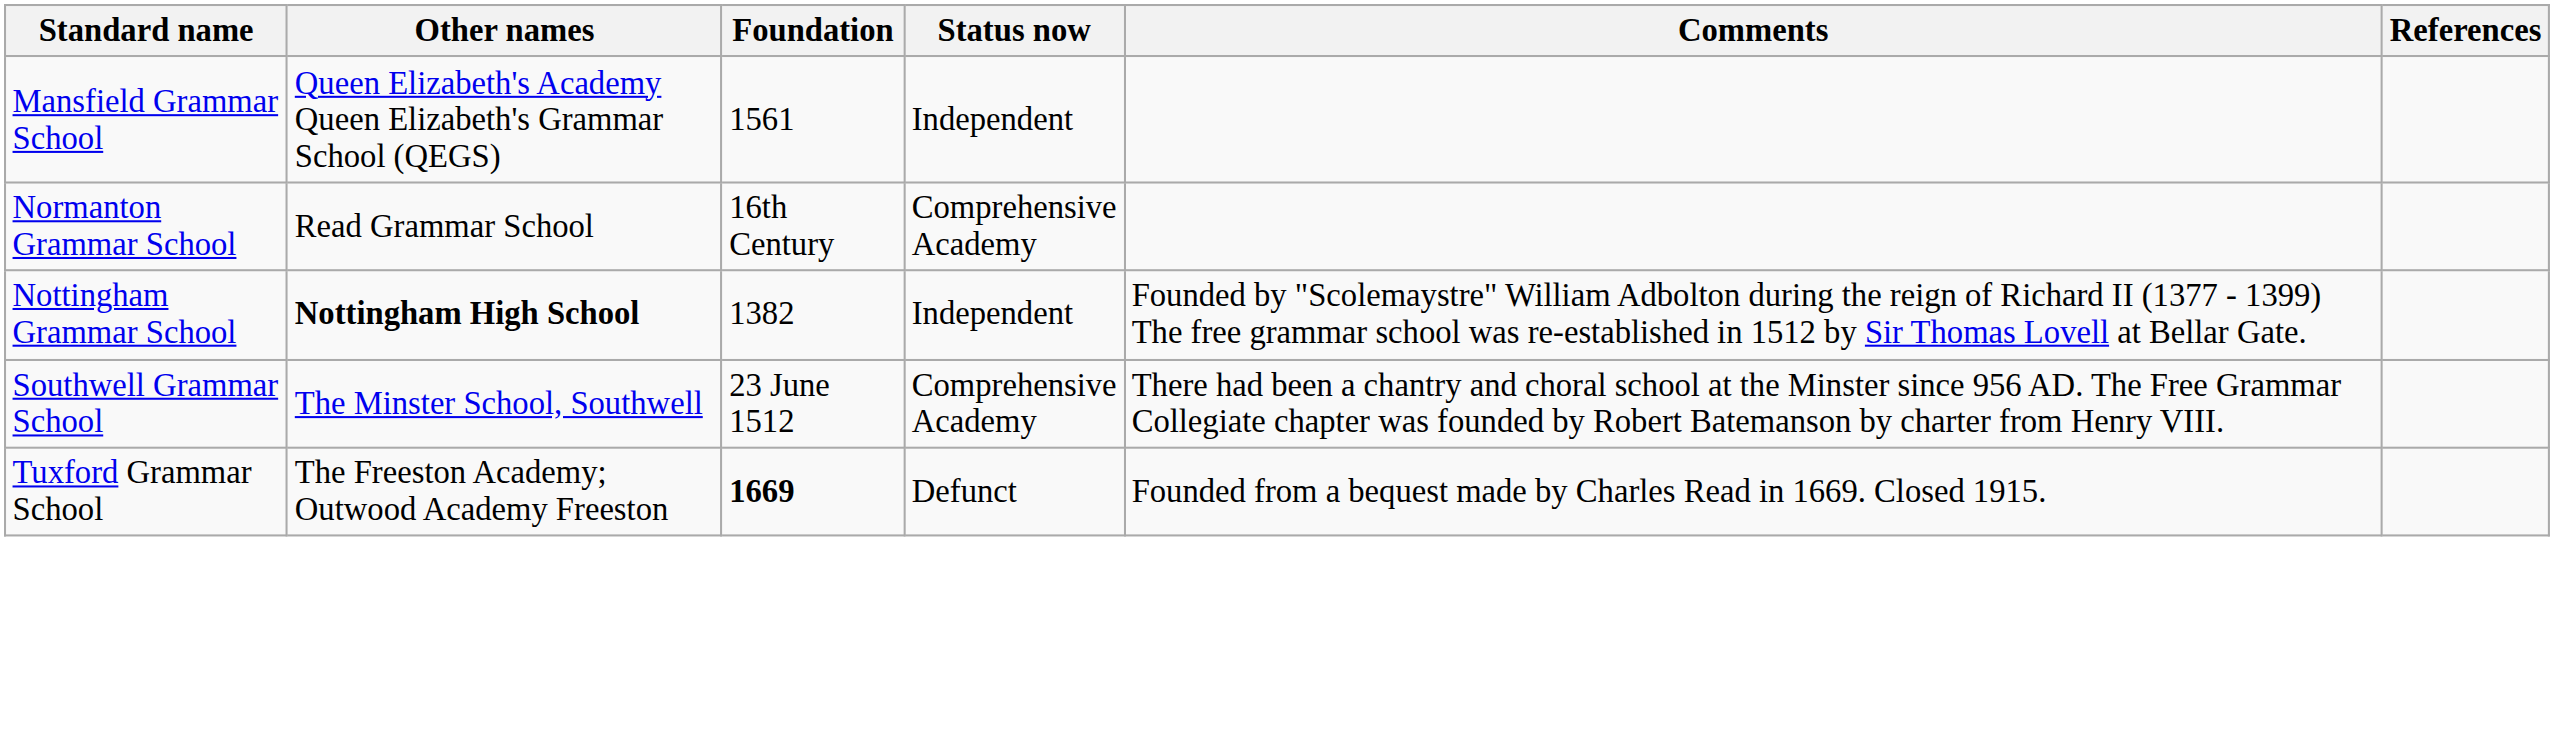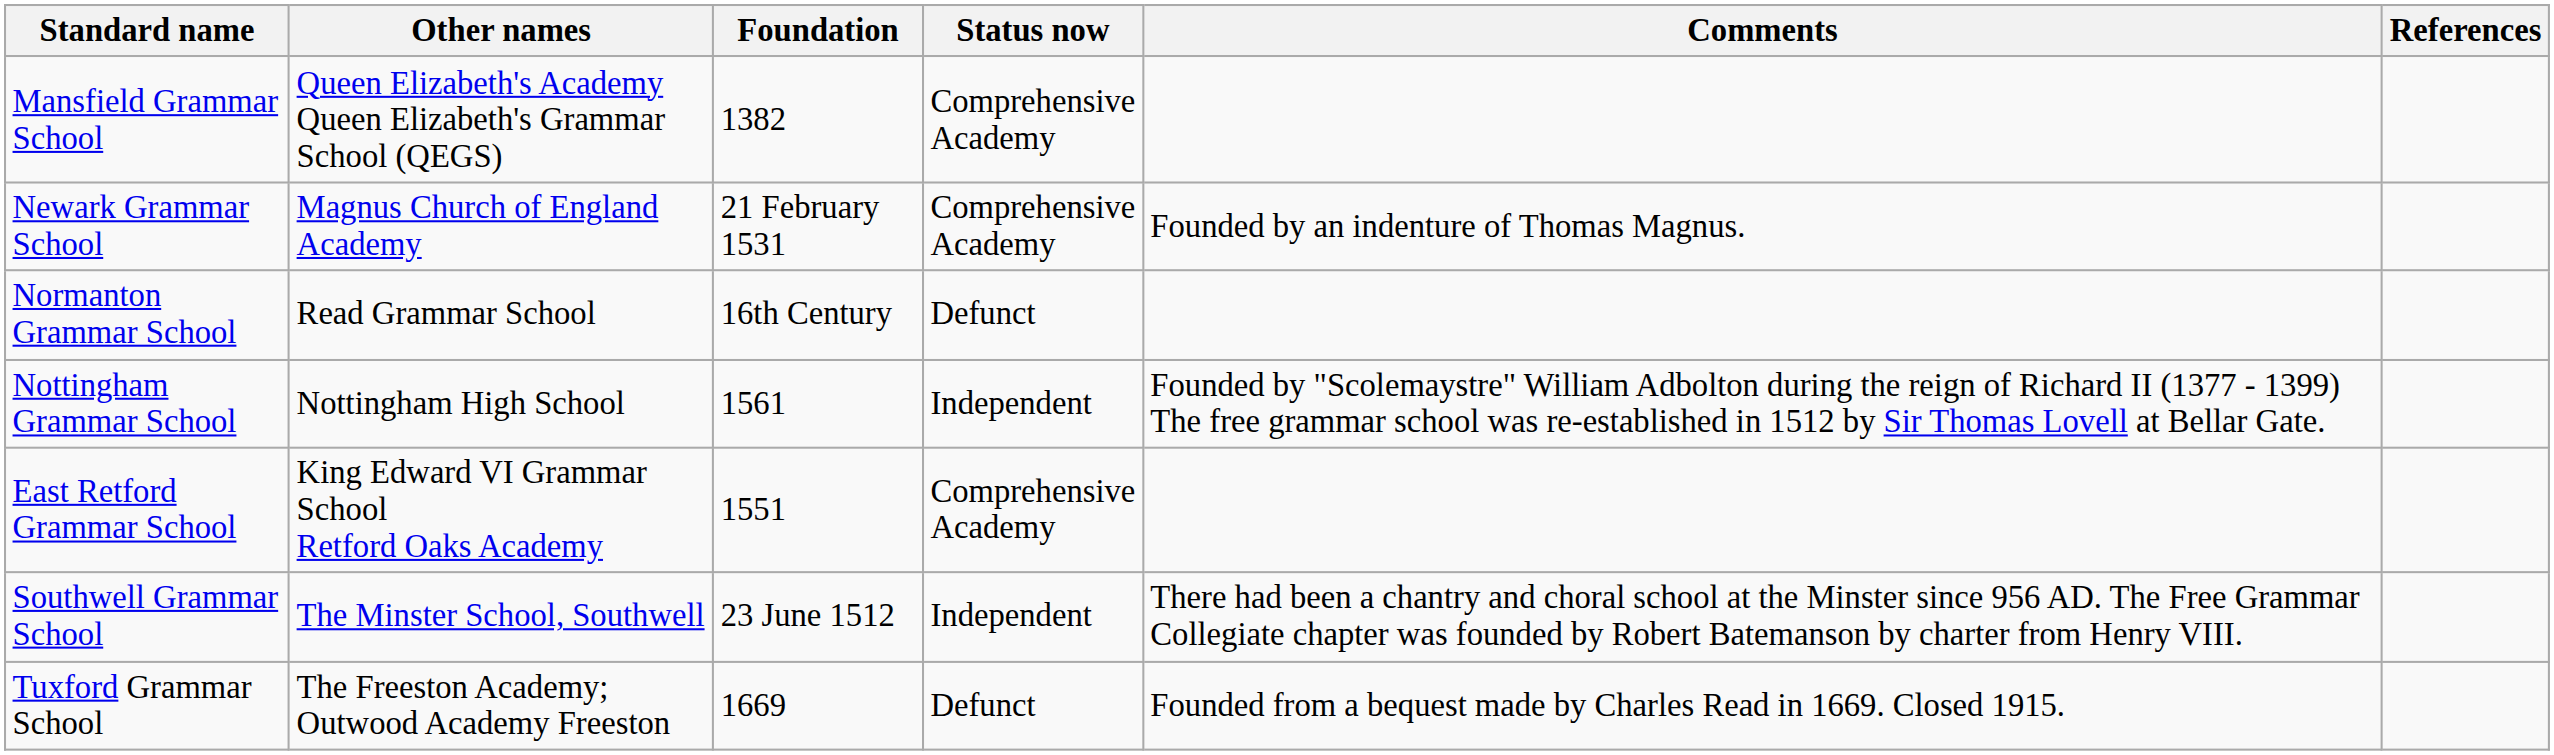(762, 118) 1561 -> (753, 118) 1382
(992, 118) Independent -> (1033, 118) Comprehensive Academy
+ row: (131, 225)
(1014, 225) Comprehensive Academy -> (983, 314) Defunct
(467, 314) bold -> (461, 402) normal
(762, 314) 1382 -> (753, 402) 1561
+ row: (124, 509)
(1014, 402) Comprehensive Academy -> (1011, 616) Independent
(762, 491) bold -> (753, 704) normal
